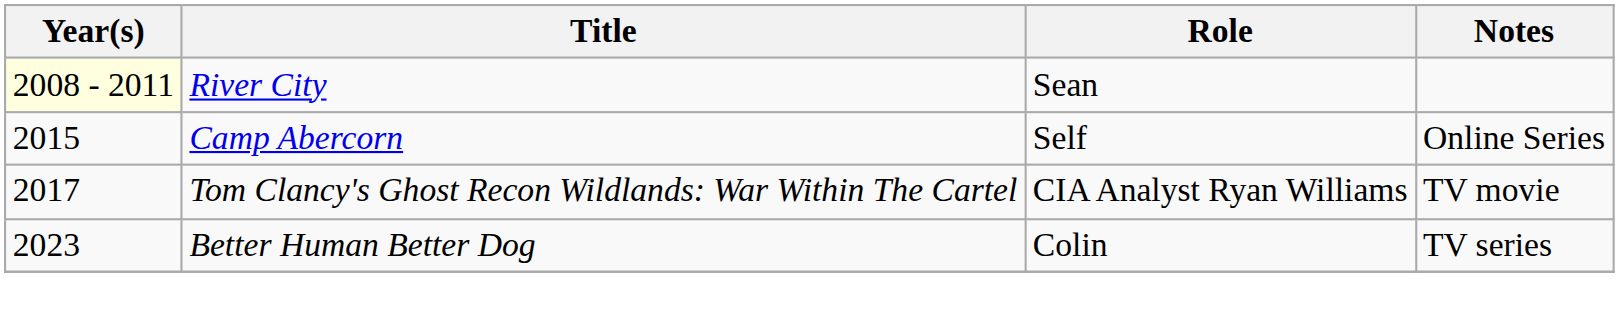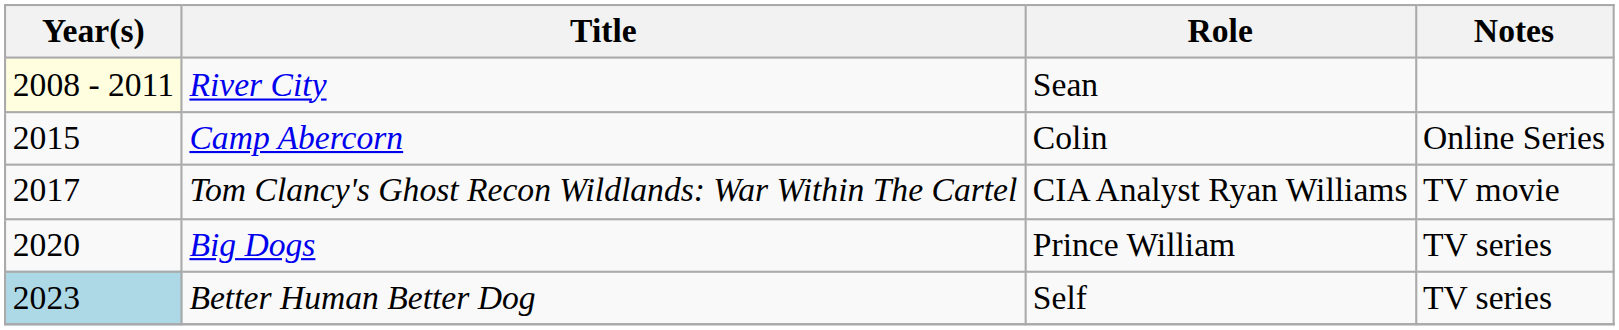(1060, 137) Self -> (1070, 137) Colin
+ row: (252, 244)
(46, 244) no background -> (46, 297) lightblue background
(1070, 244) Colin -> (1060, 297) Self
